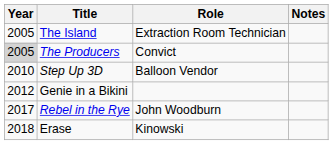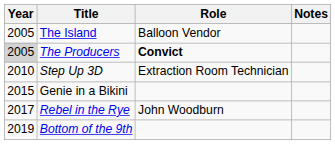(211, 33) Extraction Room Technician -> (179, 33) Balloon Vendor
(156, 52) normal -> (160, 52) bold
(177, 71) Balloon Vendor -> (213, 71) Extraction Room Technician
(21, 91) 2012 -> (21, 91) 2015
- row: (56, 129)
+ row: (86, 129)
